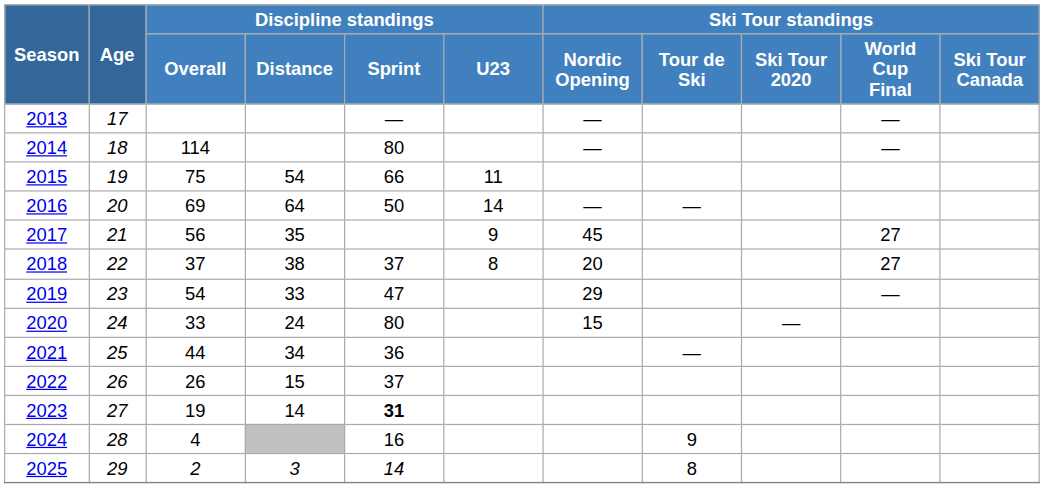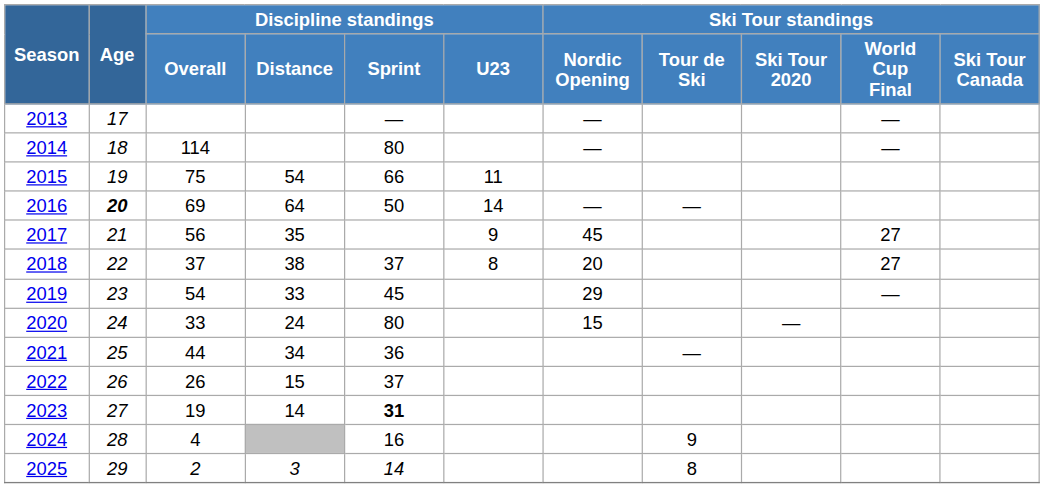(117, 206) normal -> (117, 206) bold
(394, 293) 47 -> (394, 293) 45
